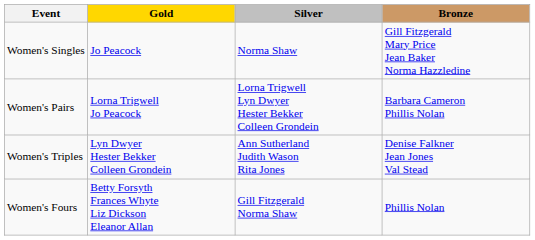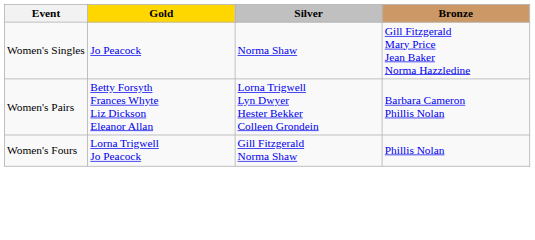(125, 107) Lorna Trigwell Jo Peacock -> (124, 107) Betty Forsyth Frances Whyte Liz Dickson Eleanor Allan
- row: (45, 157)
(124, 206) Betty Forsyth Frances Whyte Liz Dickson Eleanor Allan -> (125, 150) Lorna Trigwell Jo Peacock
